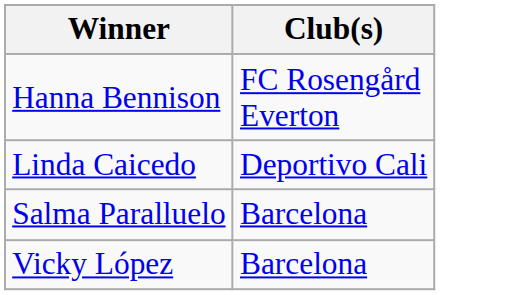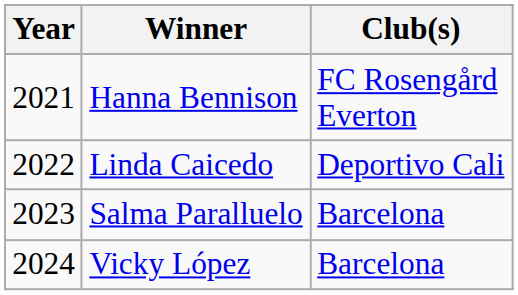+ column: (44, 29)
